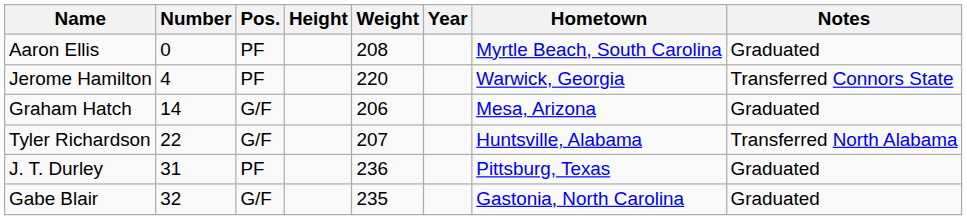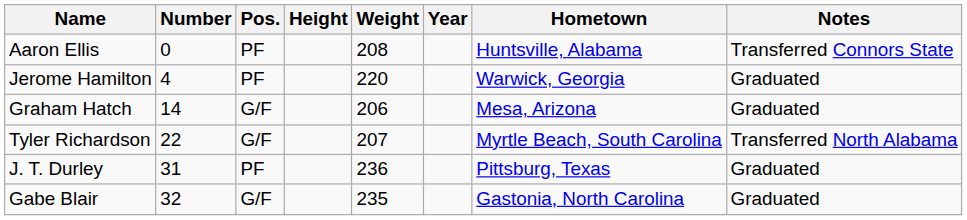(599, 49) Myrtle Beach, South Carolina -> (559, 49) Huntsville, Alabama
(775, 49) Graduated -> (842, 49) Transferred Connors State
(842, 79) Transferred Connors State -> (775, 79) Graduated
(559, 139) Huntsville, Alabama -> (599, 139) Myrtle Beach, South Carolina
